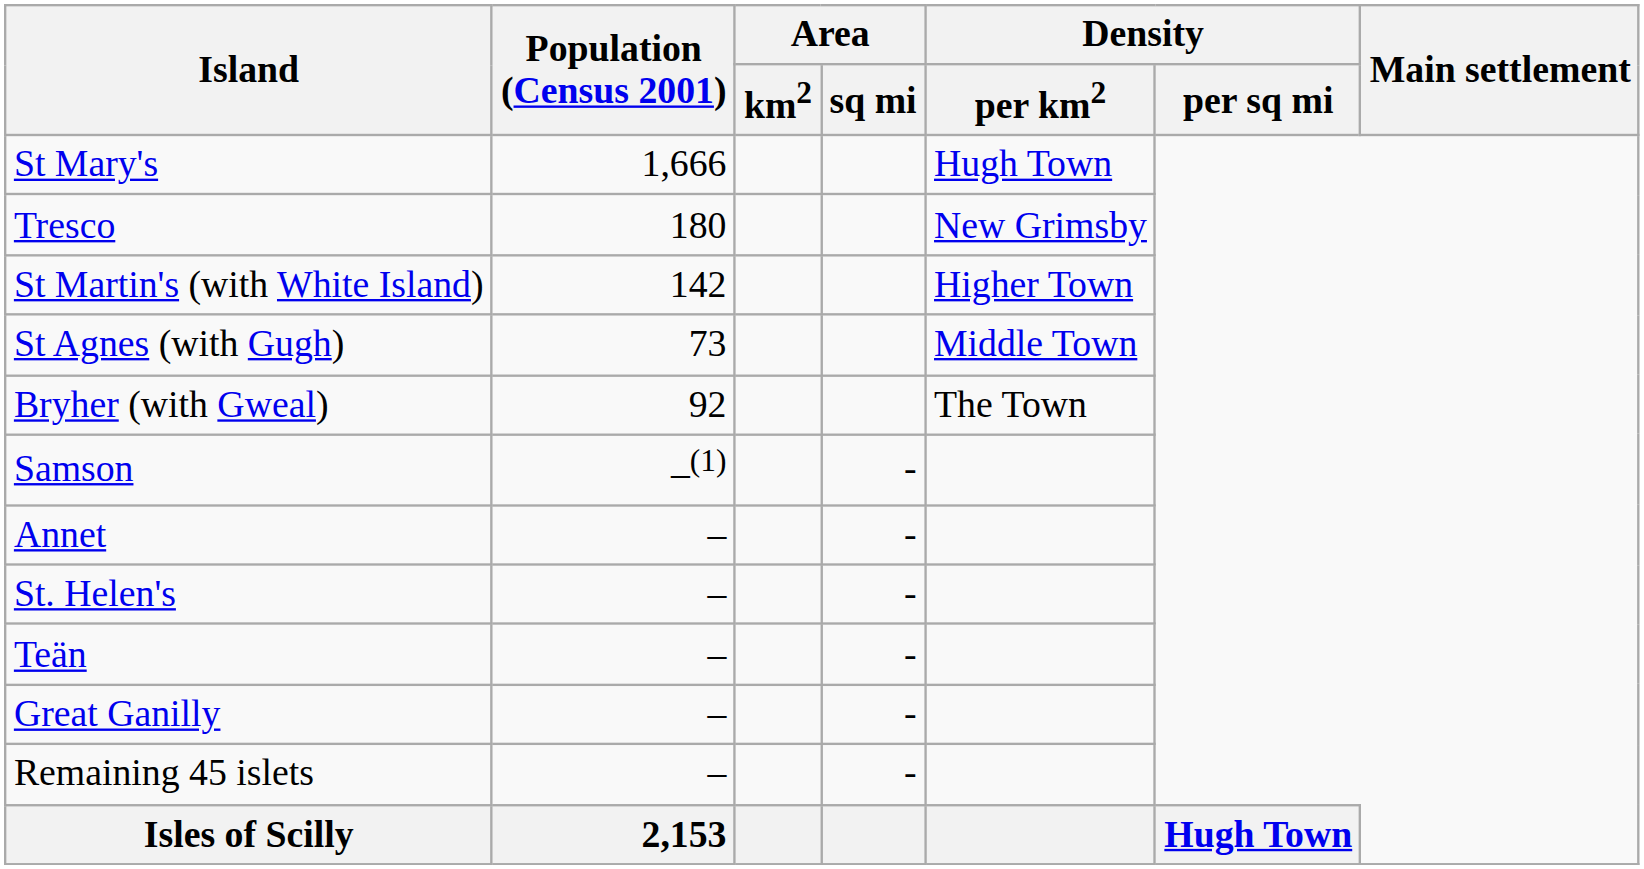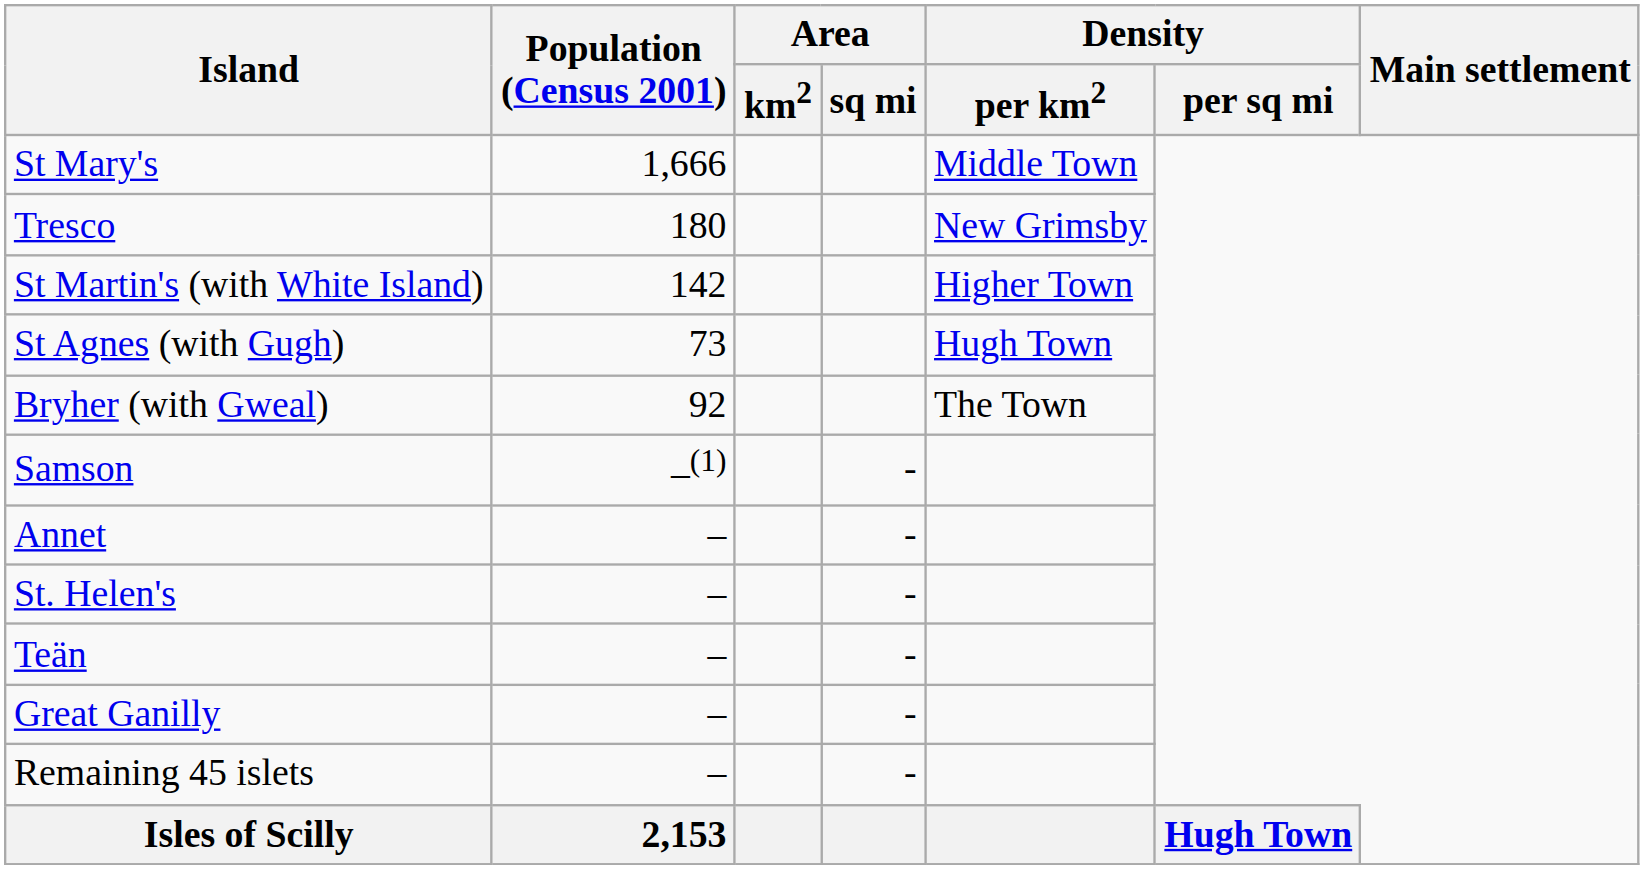(1023, 164) Hugh Town -> (1036, 164) Middle Town
(1036, 344) Middle Town -> (1023, 344) Hugh Town
